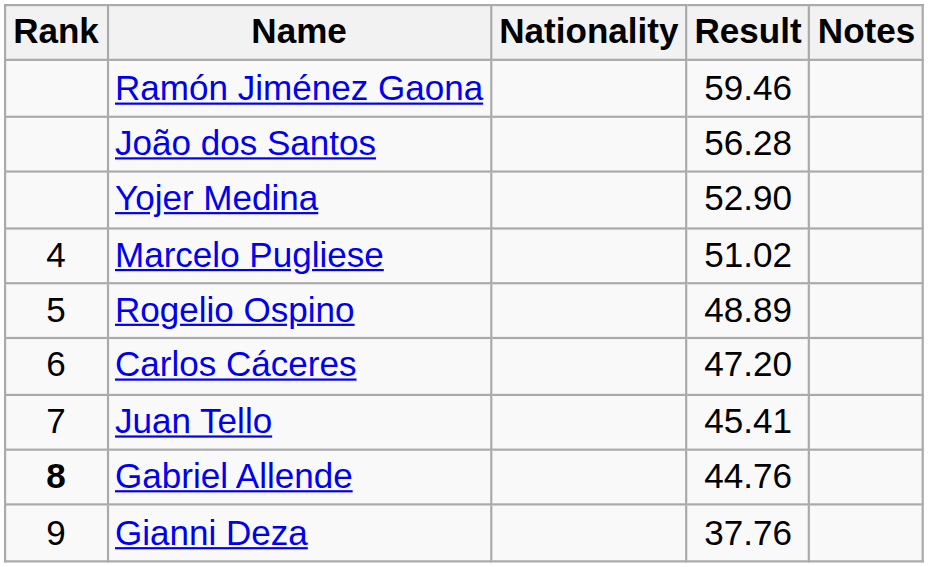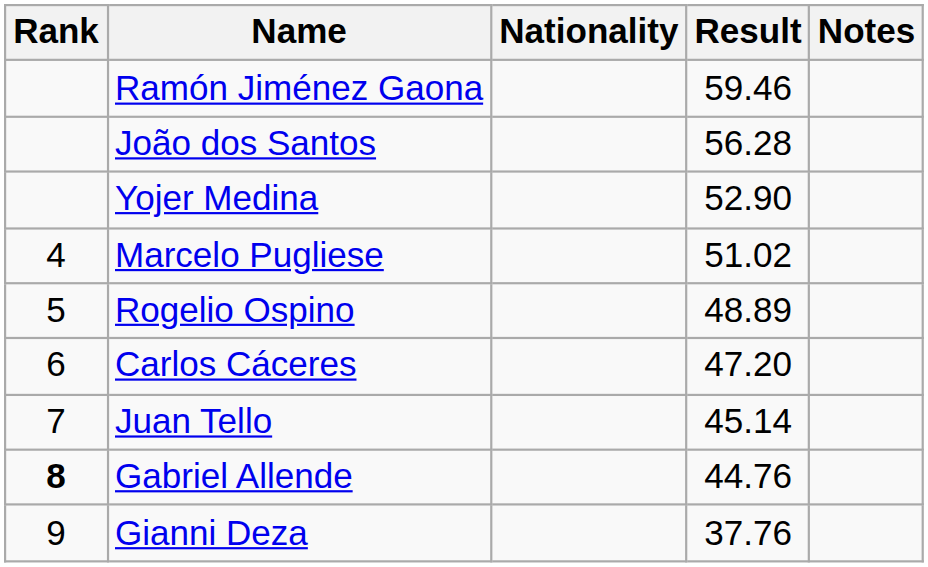(748, 421) 45.41 -> (748, 421) 45.14
